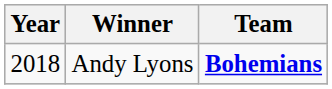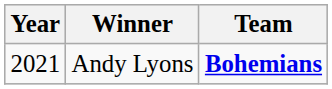(35, 63) 2018 -> (35, 63) 2021
